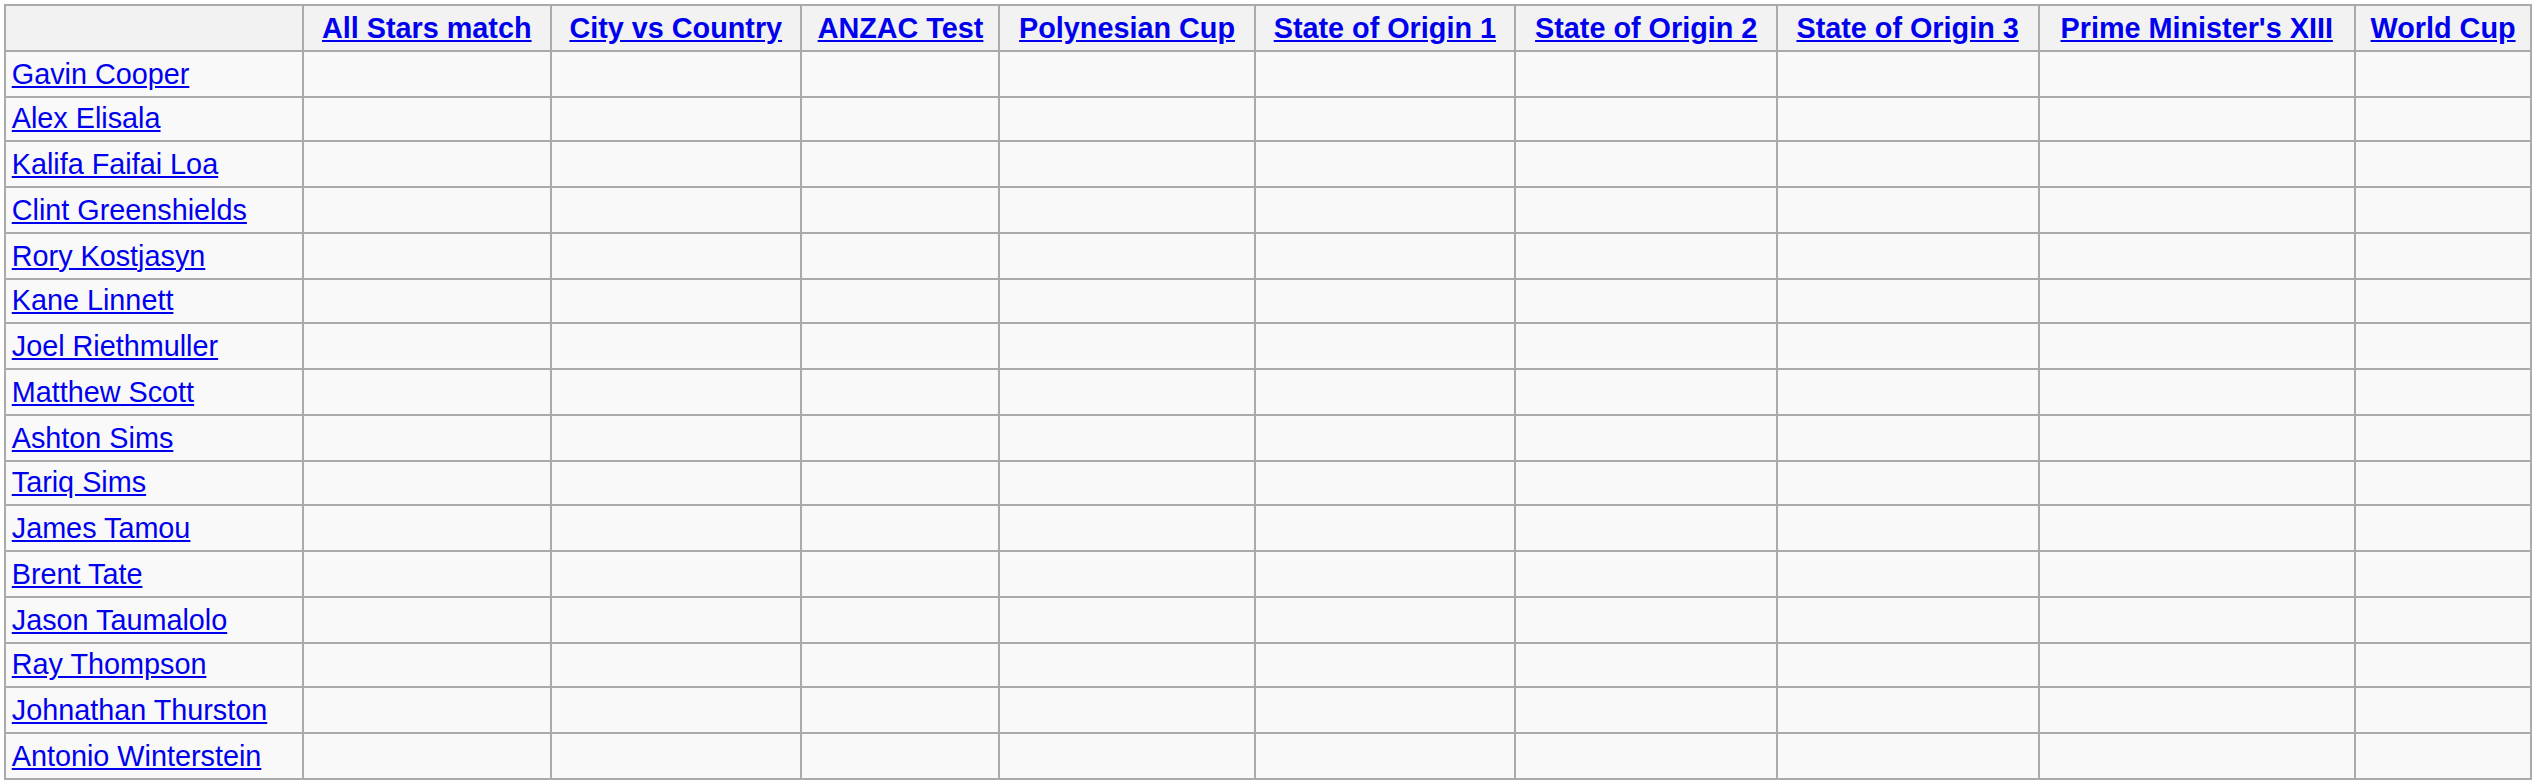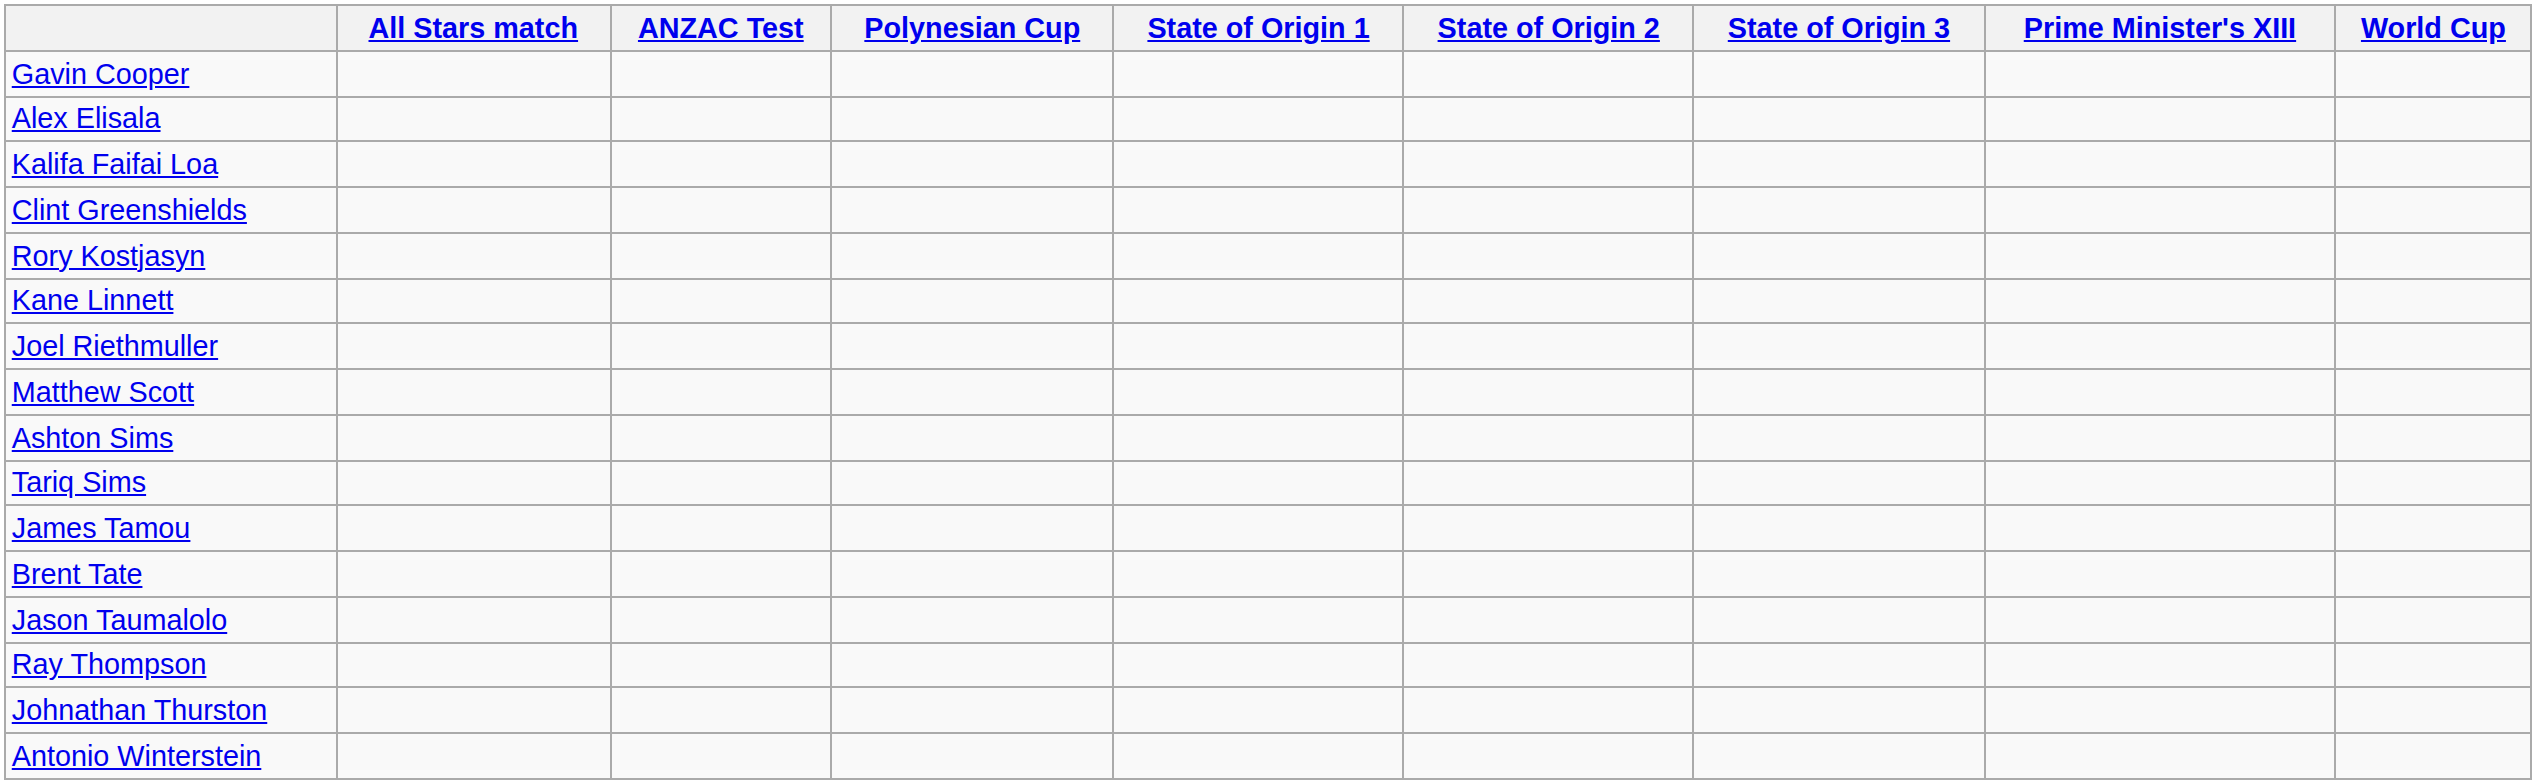- column: (676, 28)
